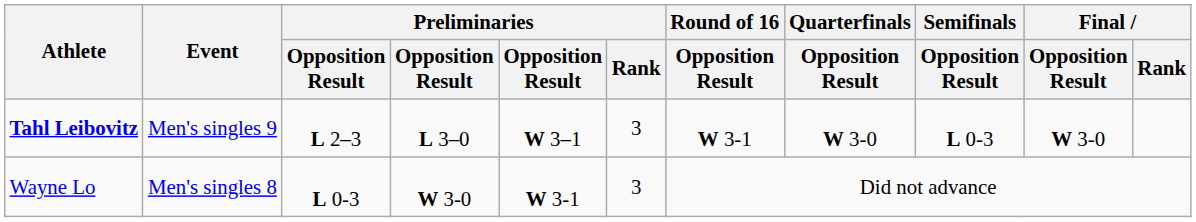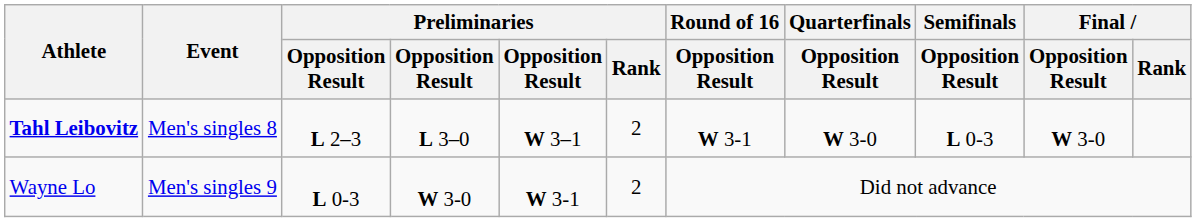(212, 127) Men's singles 9 -> (212, 127) Men's singles 8
(636, 127) 3 -> (636, 127) 2
(212, 187) Men's singles 8 -> (212, 187) Men's singles 9
(636, 187) 3 -> (636, 187) 2
